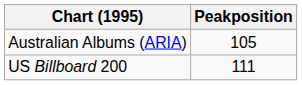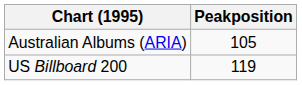(243, 67) 111 -> (243, 67) 119
